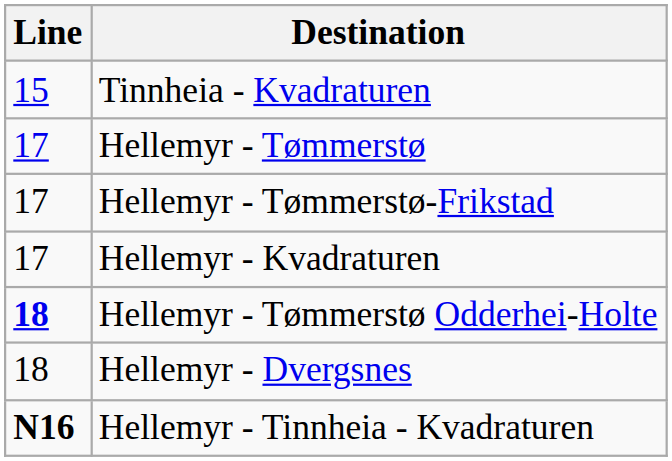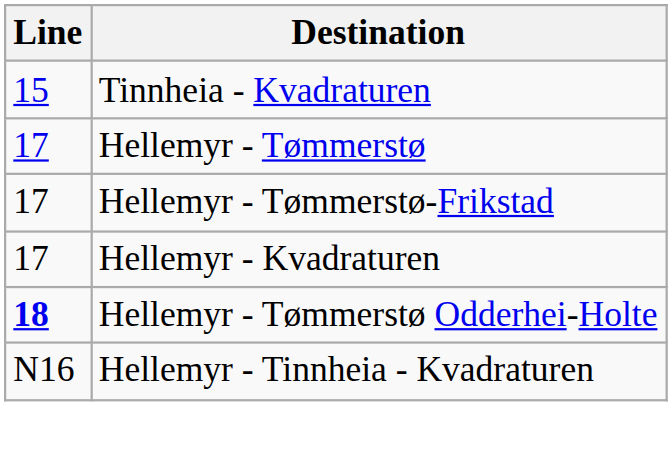- row: (255, 370)
(44, 426) bold -> (44, 370) normal
